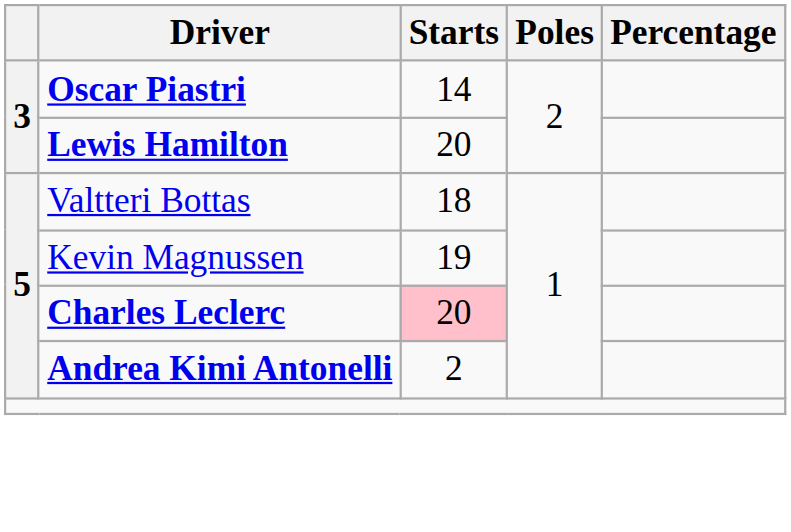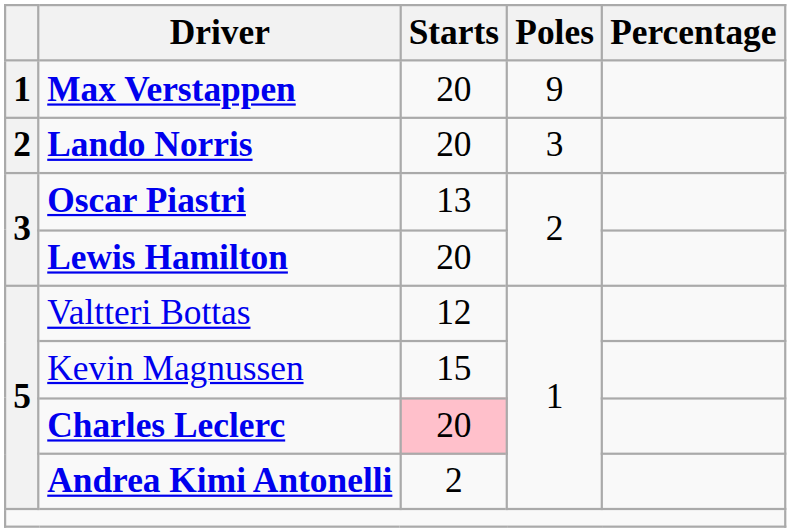+ row: (171, 88)
+ row: (150, 144)
(454, 88) 14 -> (454, 200) 13
(454, 200) 18 -> (454, 312) 12
(454, 256) 19 -> (454, 369) 15
